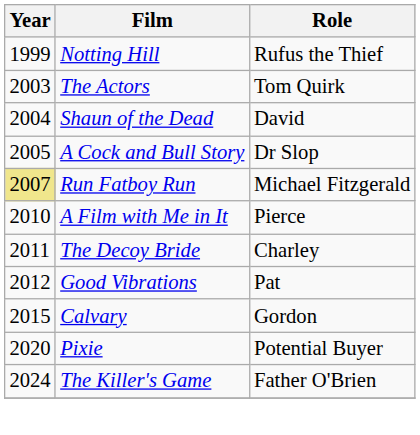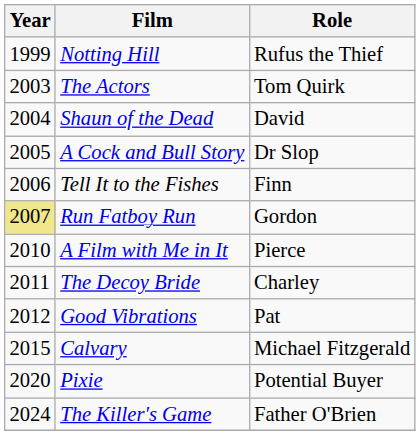+ row: (140, 184)
(332, 184) Michael Fitzgerald -> (285, 217) Gordon
(285, 315) Gordon -> (332, 348) Michael Fitzgerald
